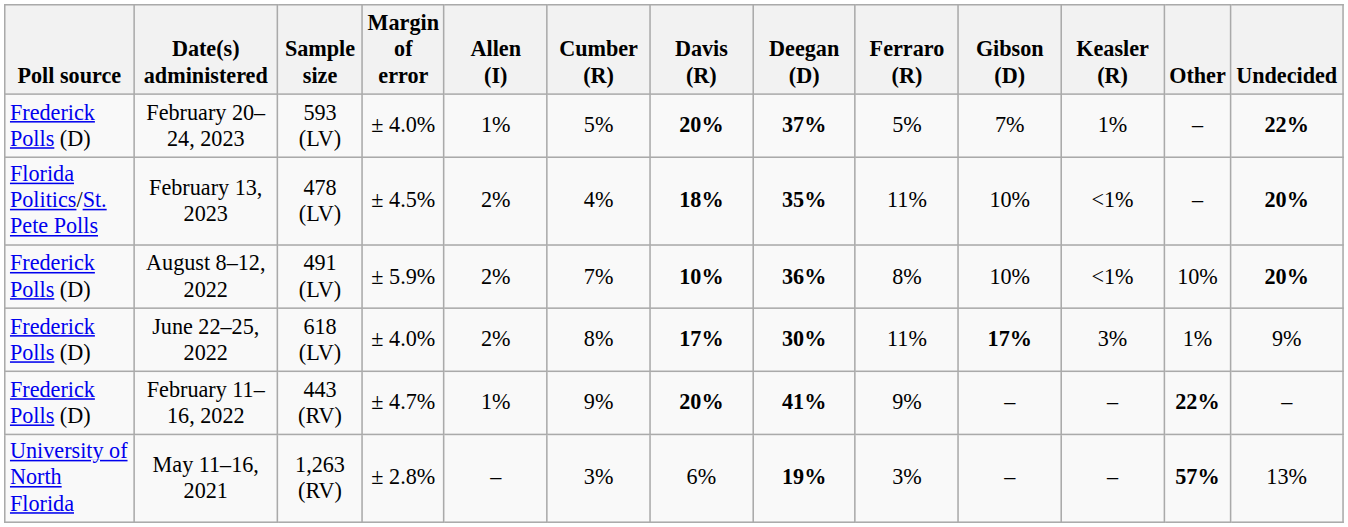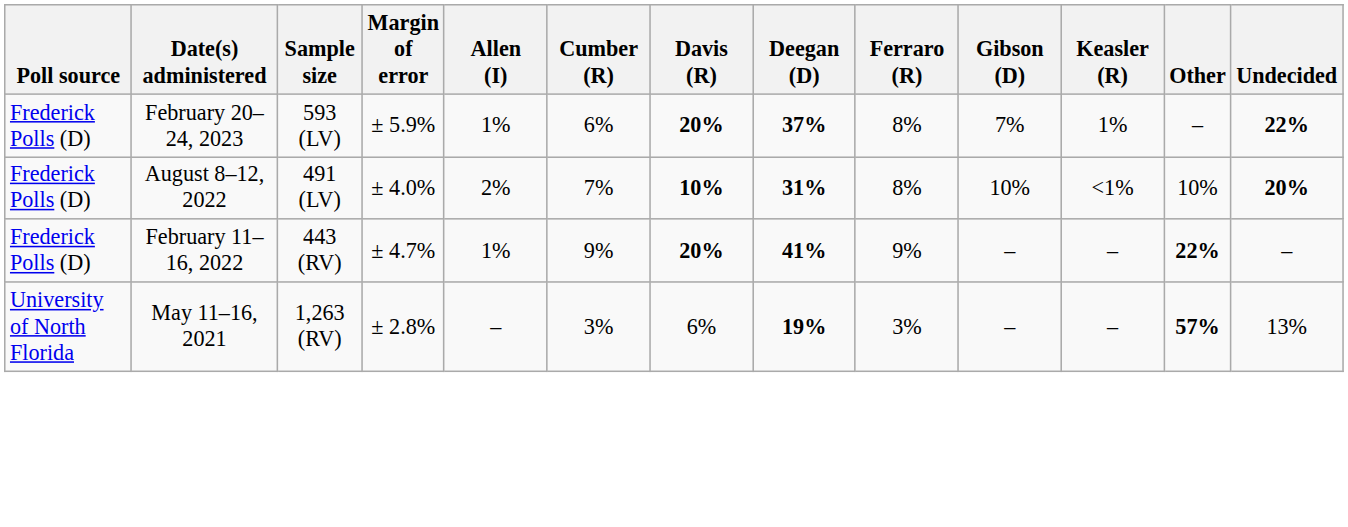(403, 125) ± 4.0% -> (403, 125) ± 5.9%
(599, 125) 5% -> (599, 125) 6%
(907, 125) 5% -> (907, 125) 8%
- row: (206, 201)
(403, 276) ± 5.9% -> (403, 187) ± 4.0%
(804, 276) 36% -> (804, 187) 31%
- row: (206, 339)
